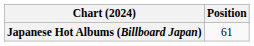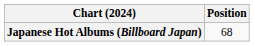(227, 31) 61 -> (227, 31) 68
